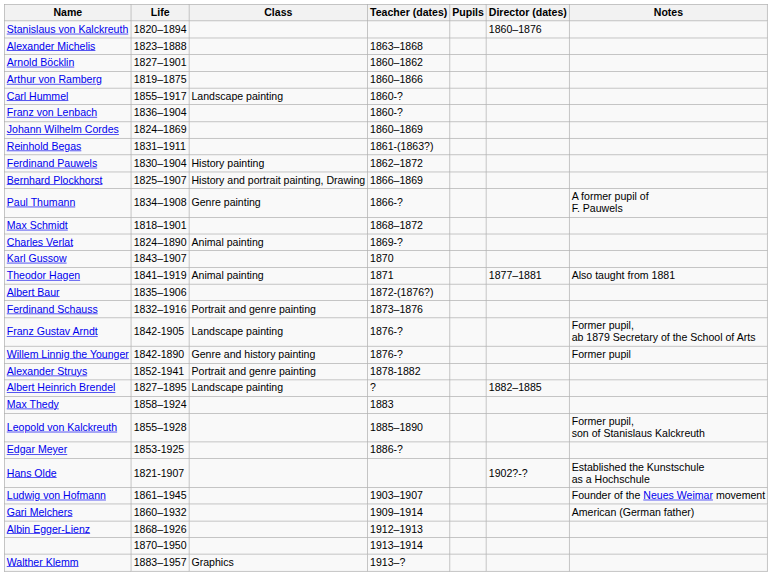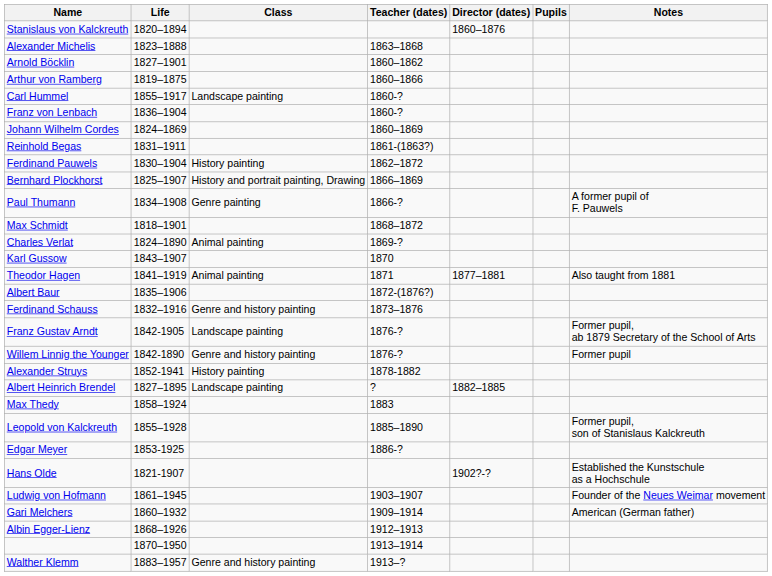columns swapped: (528, 12) <-> (468, 12)
(254, 309) Portrait and genre painting -> (253, 309) Genre and history painting
(254, 371) Portrait and genre painting -> (228, 371) History painting
(213, 562) Graphics -> (253, 562) Genre and history painting
